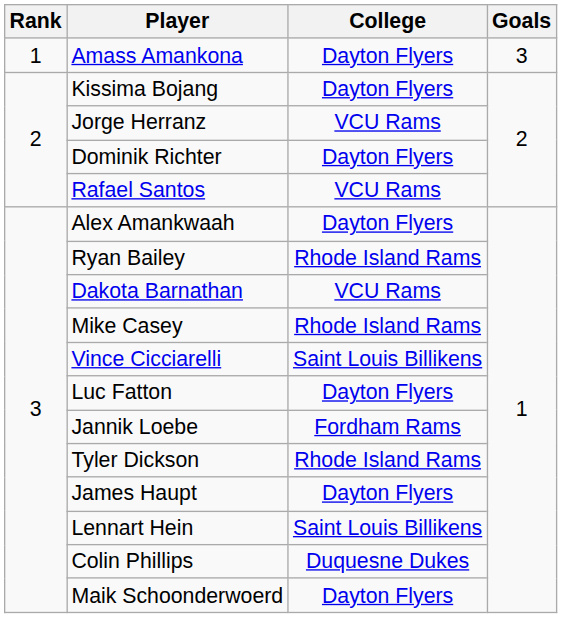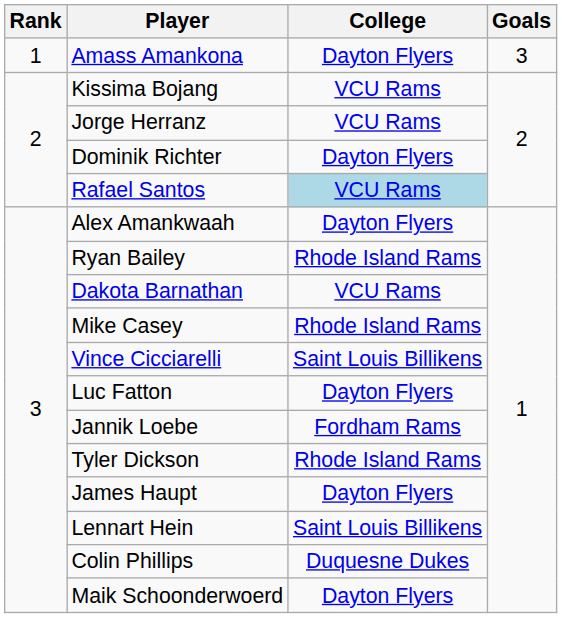(388, 88) Dayton Flyers -> (388, 88) VCU Rams
(388, 190) no background -> (388, 190) lightblue background
